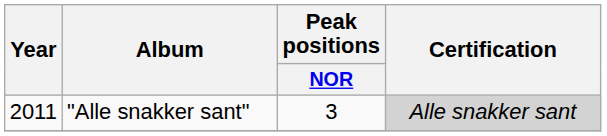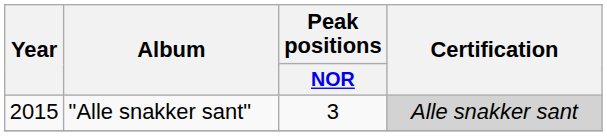(33, 112) 2011 -> (34, 112) 2015
